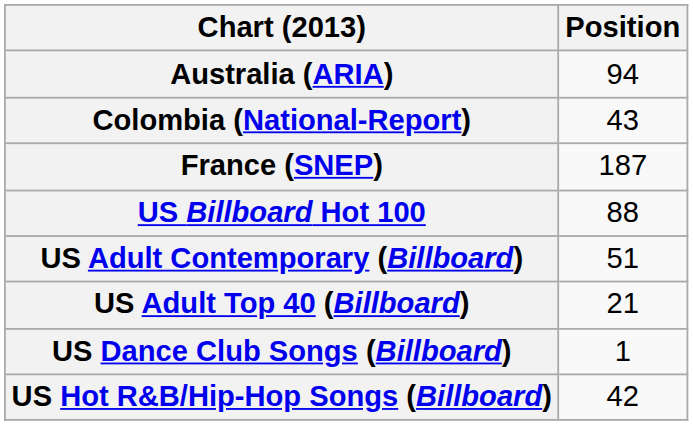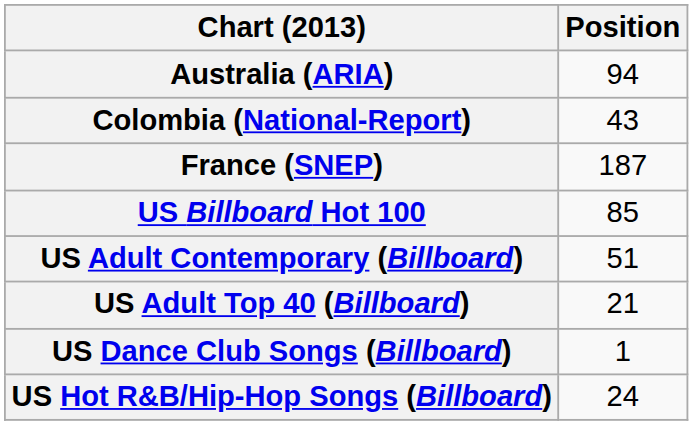(623, 212) 88 -> (623, 212) 85
(623, 397) 42 -> (623, 397) 24
